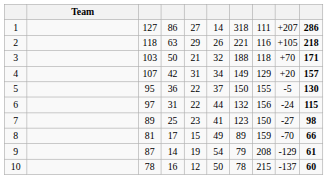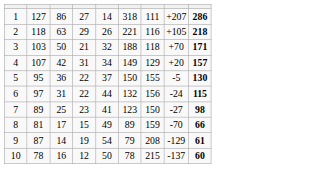- column: (83, 12)
